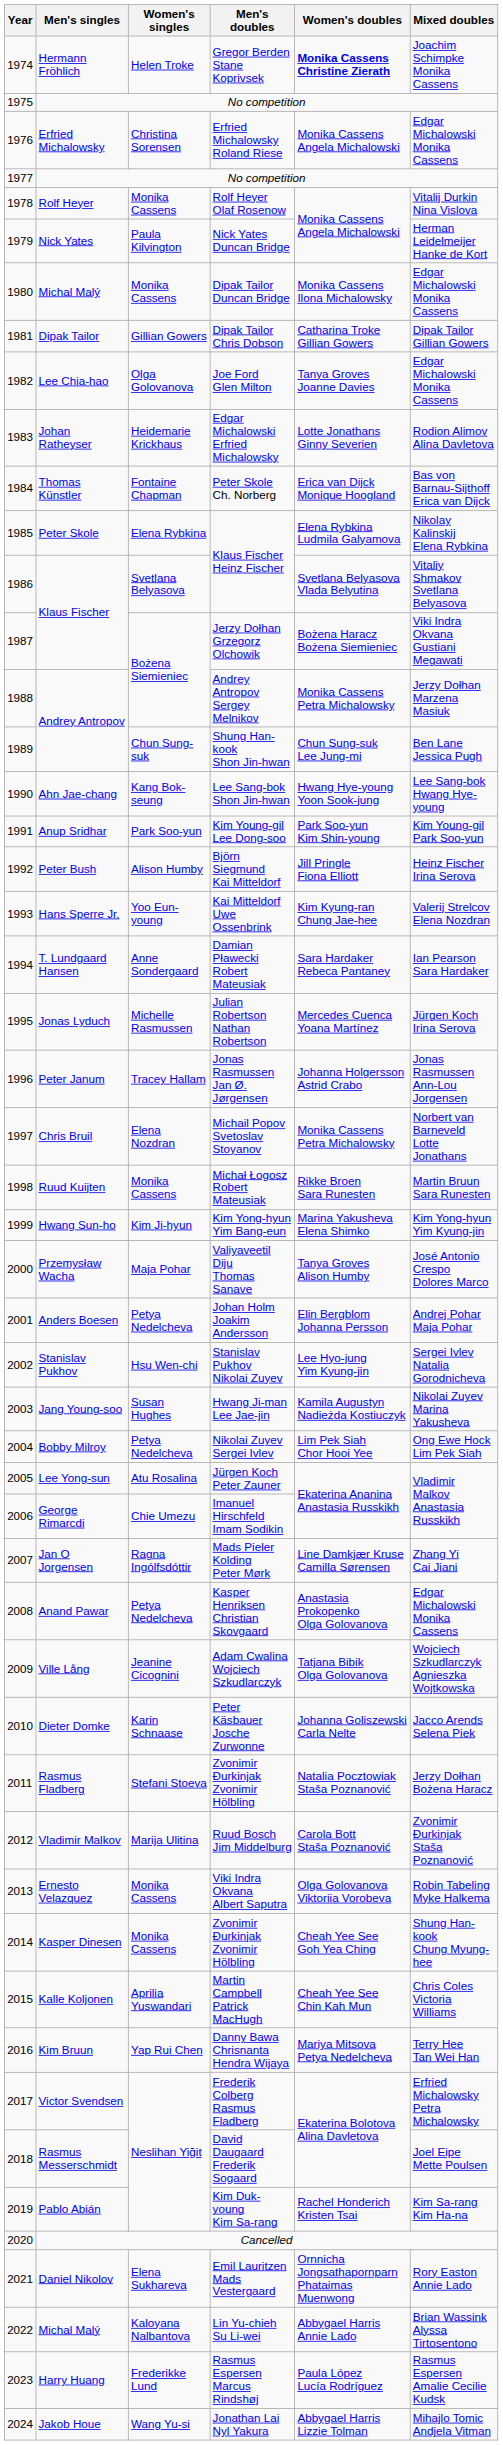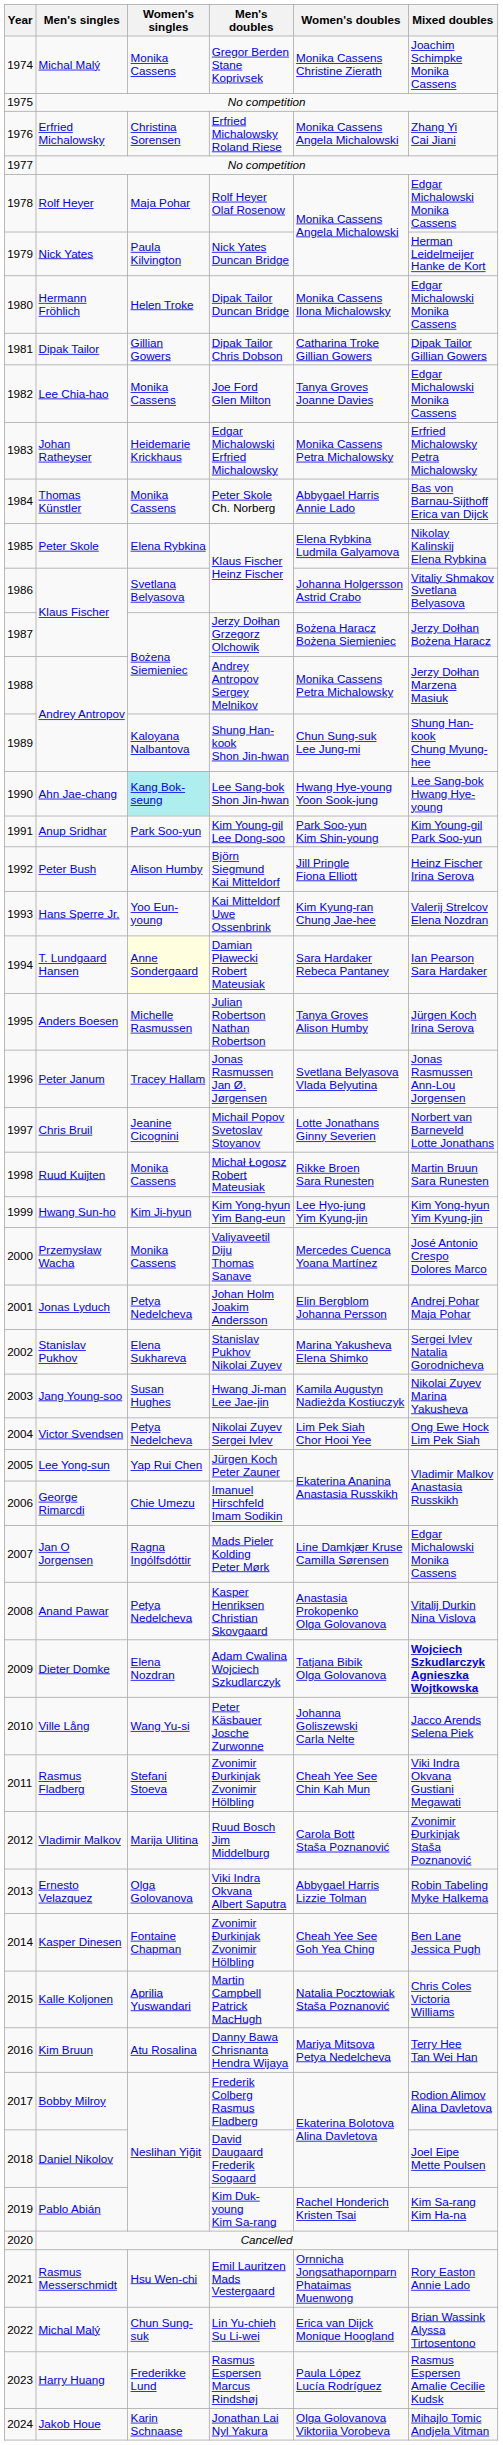(63, 65) Hermann Fröhlich -> (69, 65) Michal Malý
(162, 65) Helen Troke -> (153, 65) Monika Cassens
(344, 65) bold -> (339, 65) normal
(444, 141) Edgar Michalowski Monika Cassens -> (434, 134) Zhang Yi Cai Jiani
(154, 203) Monika Cassens -> (160, 203) Maja Pohar
(445, 203) Vitalij Durkin Nina Vislova -> (442, 203) Edgar Michalowski Monika Cassens
(69, 292) Michal Malý -> (63, 305) Hermann Fröhlich
(154, 292) Monika Cassens -> (162, 305) Helen Troke
(162, 381) Olga Golovanova -> (153, 394) Monika Cassens
(339, 438) Lotte Jonathans Ginny Severien -> (345, 451) Monika Cassens Petra Michalowsky
(453, 438) Rodion Alimov Alina Davletova -> (444, 451) Erfried Michalowsky Petra Michalowsky
(156, 489) Fontaine Chapman -> (153, 502) Monika Cassens
(346, 489) Erica van Dijck Monique Hoogland -> (338, 502) Abbygael Harris Annie Lado
(349, 584) Svetlana Belyasova Vlada Belyutina -> (350, 591) Johanna Holgersson Astrid Crabo
(438, 641) Viki Indra Okvana Gustiani Megawati -> (451, 635) Jerzy Dołhan Bożena Haracz
(162, 749) Chun Sung-suk -> (160, 743) Kaloyana Nalbantova
(447, 749) Ben Lane Jessica Pugh -> (449, 743) Shung Han-kook Chung Myung-hee
(158, 794) no background -> (158, 794) paleturquoise background
(165, 965) no background -> (164, 965) lightyellow background
(74, 1022) Jonas Lyduch -> (78, 1022) Anders Boesen
(345, 1022) Mercedes Cuenca Yoana Martínez -> (332, 1022) Tanya Groves Alison Humby
(351, 1079) Johanna Holgersson Astrid Crabo -> (347, 1079) Svetlana Belyasova Vlada Belyutina
(153, 1137) Elena Nozdran -> (155, 1130) Jeanine Cicognini
(346, 1137) Monika Cassens Petra Michalowsky -> (338, 1130) Lotte Jonathans Ginny Severien
(345, 1225) Marina Yakusheva Elena Shimko -> (332, 1212) Lee Hyo-jung Yim Kyung-jin
(161, 1270) Maja Pohar -> (153, 1257) Monika Cassens
(333, 1270) Tanya Groves Alison Humby -> (343, 1257) Mercedes Cuenca Yoana Martínez
(78, 1321) Anders Boesen -> (74, 1308) Jonas Lyduch
(164, 1365) Hsu Wen-chi -> (158, 1352) Elena Sukhareva
(333, 1365) Lee Hyo-jung Yim Kyung-jin -> (344, 1352) Marina Yakusheva Elena Shimko
(72, 1447) Bobby Milroy -> (81, 1434) Victor Svendsen
(164, 1478) Atu Rosalina -> (166, 1466) Yap Rui Chen
(436, 1561) Zhang Yi Cai Jiani -> (442, 1554) Edgar Michalowski Monika Cassens
(444, 1612) Edgar Michalowski Monika Cassens -> (443, 1612) Vitalij Durkin Nina Vislova
(64, 1669) Ville Lång -> (74, 1669) Dieter Domke
(155, 1669) Jeanine Cicognini -> (153, 1669) Elena Nozdran
(447, 1669) normal -> (448, 1669) bold
(74, 1726) Dieter Domke -> (64, 1726) Ville Lång
(157, 1726) Karin Schnaase -> (160, 1726) Wang Yu-si
(347, 1783) Natalia Pocztowiak Staša Poznanović -> (337, 1783) Cheah Yee See Chin Kah Mun
(453, 1783) Jerzy Dołhan Bożena Haracz -> (436, 1783) Viki Indra Okvana Gustiani Megawati
(154, 1892) Monika Cassens -> (162, 1892) Olga Golovanova
(344, 1892) Olga Golovanova Viktoriia Vorobeva -> (338, 1892) Abbygael Harris Lizzie Tolman
(154, 1942) Monika Cassens -> (156, 1942) Fontaine Chapman
(451, 1942) Shung Han-kook Chung Myung-hee -> (446, 1942) Ben Lane Jessica Pugh
(338, 2000) Cheah Yee See Chin Kah Mun -> (345, 2000) Natalia Pocztowiak Staša Poznanović
(167, 2051) Yap Rui Chen -> (164, 2051) Atu Rosalina
(81, 2101) Victor Svendsen -> (72, 2101) Bobby Milroy
(446, 2101) Erfried Michalowsky Petra Michalowsky -> (452, 2101) Rodion Alimov Alina Davletova
(78, 2159) Rasmus Messerschmidt -> (76, 2159) Daniel Nikolov
(76, 2279) Daniel Nikolov -> (78, 2279) Rasmus Messerschmidt
(159, 2279) Elena Sukhareva -> (164, 2279) Hsu Wen-chi
(160, 2330) Kaloyana Nalbantova -> (162, 2330) Chun Sung-suk
(339, 2330) Abbygael Harris Annie Lado -> (345, 2330) Erica van Dijck Monique Hoogland
(160, 2425) Wang Yu-si -> (157, 2425) Karin Schnaase
(339, 2425) Abbygael Harris Lizzie Tolman -> (343, 2425) Olga Golovanova Viktoriia Vorobeva
